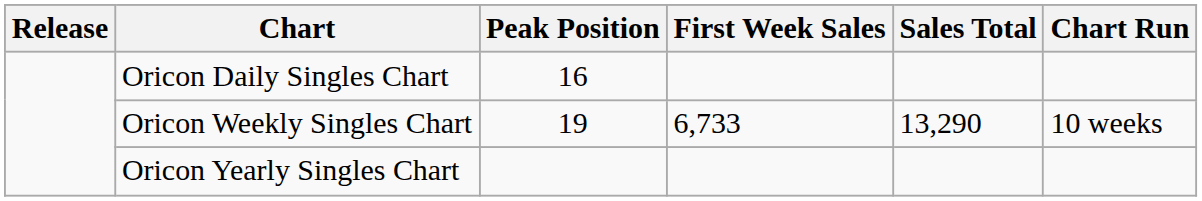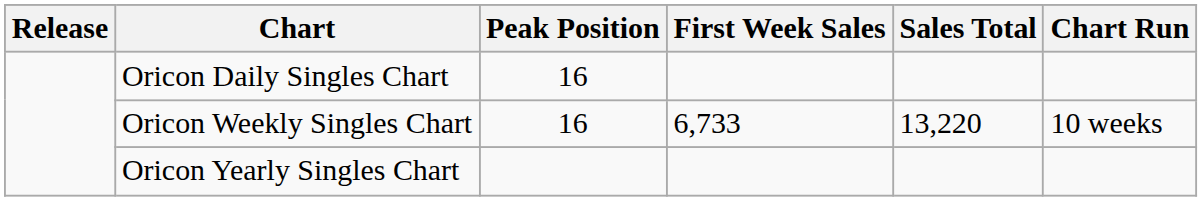(573, 123) 19 -> (573, 123) 16
(941, 123) 13,290 -> (941, 123) 13,220
